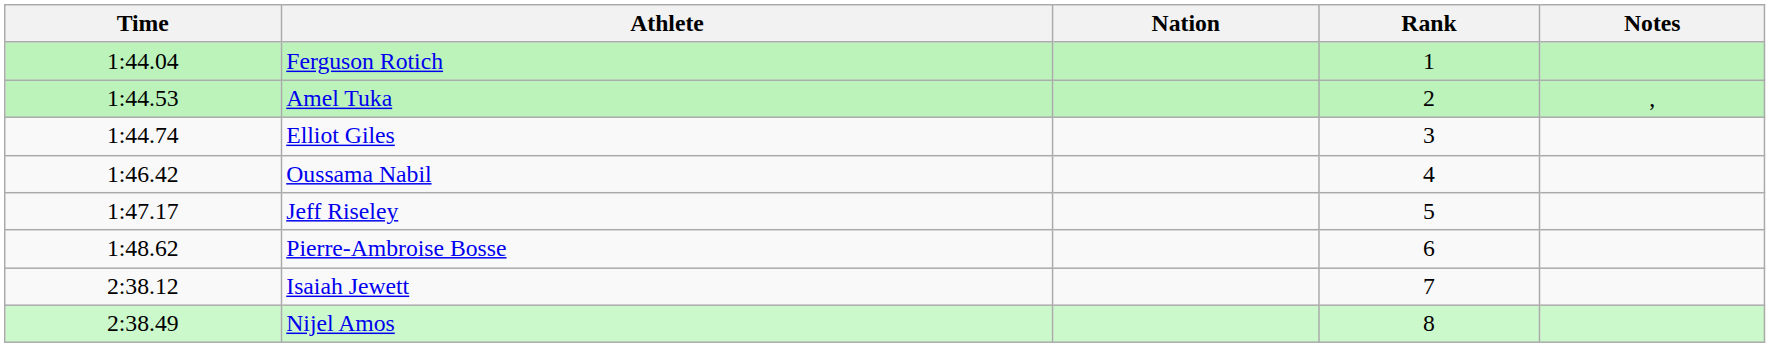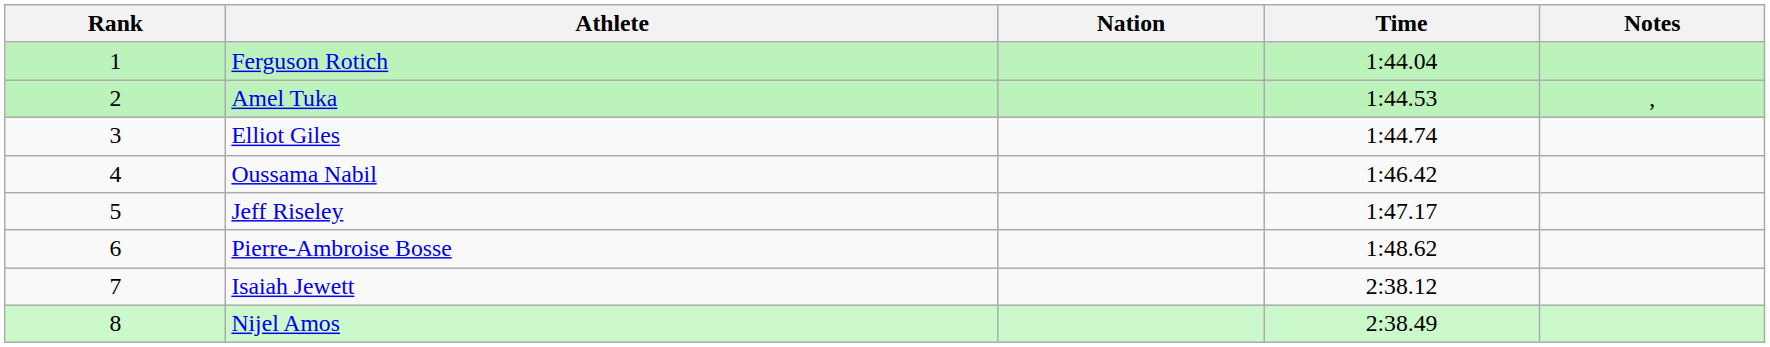columns swapped: (1429, 23) <-> (143, 23)
